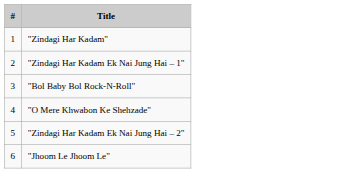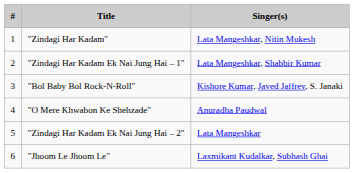+ column: (270, 16)
